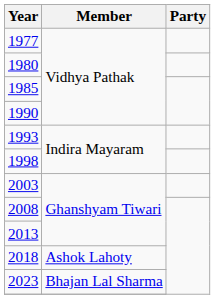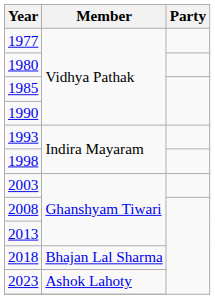(89, 257) Ashok Lahoty -> (104, 257) Bhajan Lal Sharma
(104, 281) Bhajan Lal Sharma -> (89, 281) Ashok Lahoty
